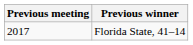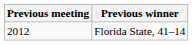(18, 31) 2017 -> (18, 31) 2012
